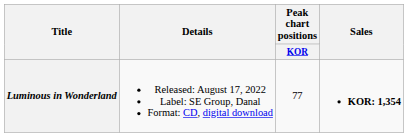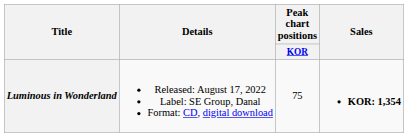(297, 96) 77 -> (297, 96) 75
